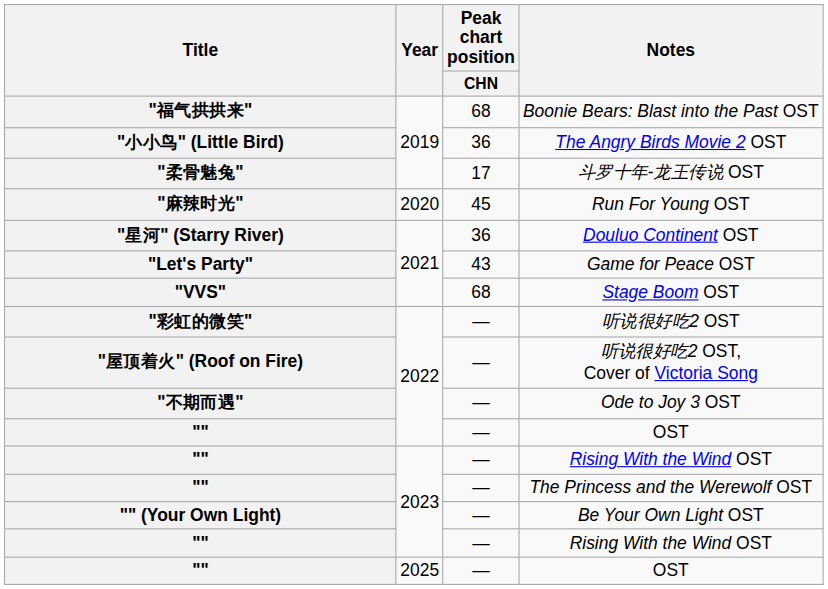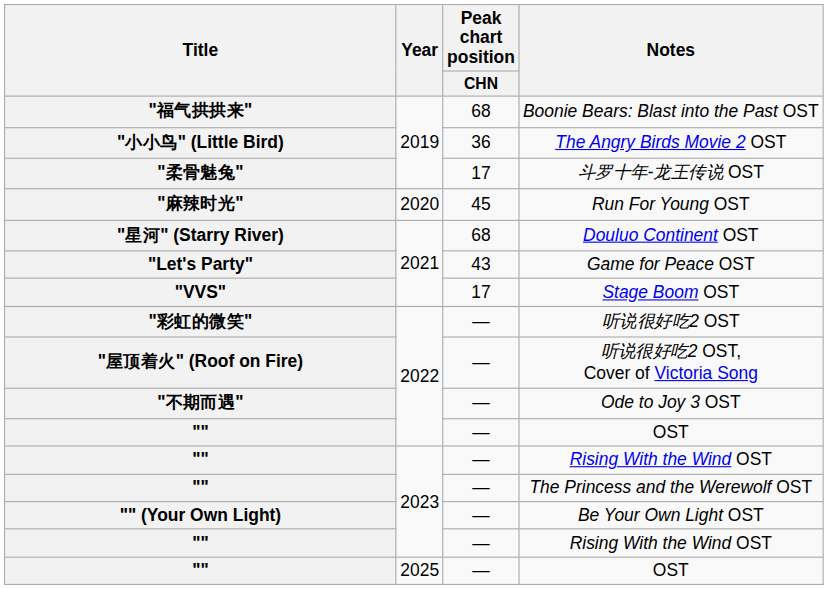(481, 235) 36 -> (481, 235) 68
(481, 292) 68 -> (481, 292) 17
